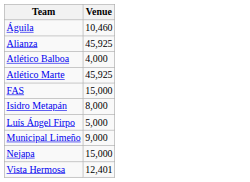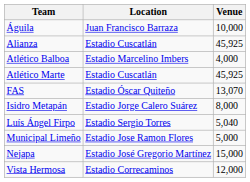+ column: (148, 12)
(99, 28) 10,460 -> (229, 28) 10,000
(99, 91) 15,000 -> (229, 91) 13,070
(96, 122) 5,000 -> (227, 122) 5,040
(96, 138) 9,000 -> (227, 138) 5,000
(99, 169) 12,401 -> (229, 169) 12,000
